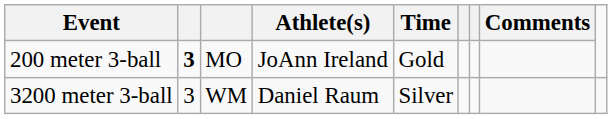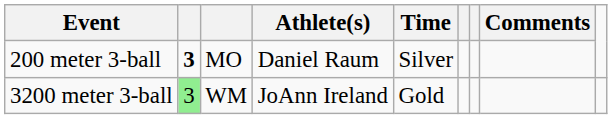(323, 58) JoAnn Ireland -> (318, 58) Daniel Raum
(421, 58) Gold -> (426, 58) Silver
(189, 95) no background -> (189, 95) lightgreen background
(318, 95) Daniel Raum -> (323, 95) JoAnn Ireland
(426, 95) Silver -> (421, 95) Gold
